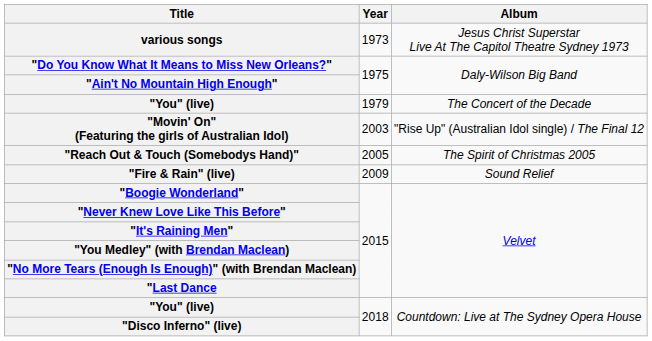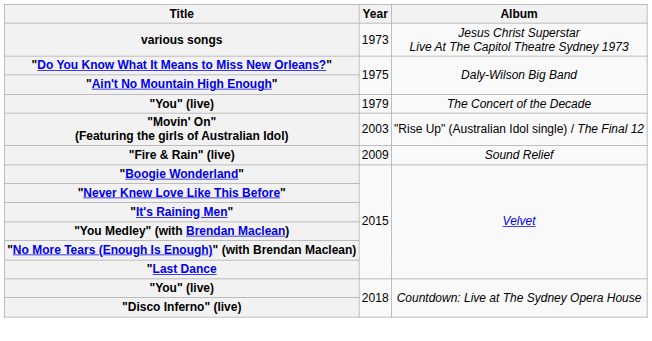- row: (375, 155)
